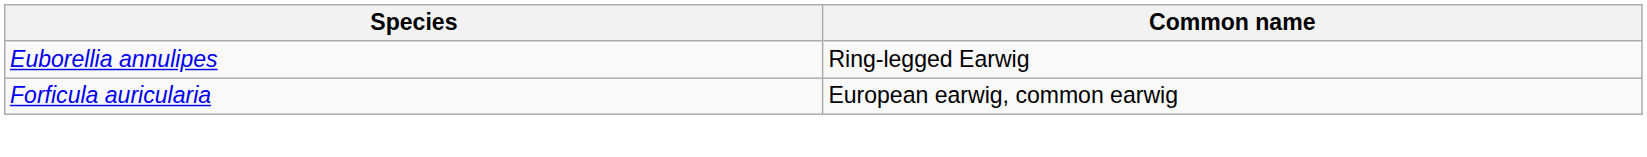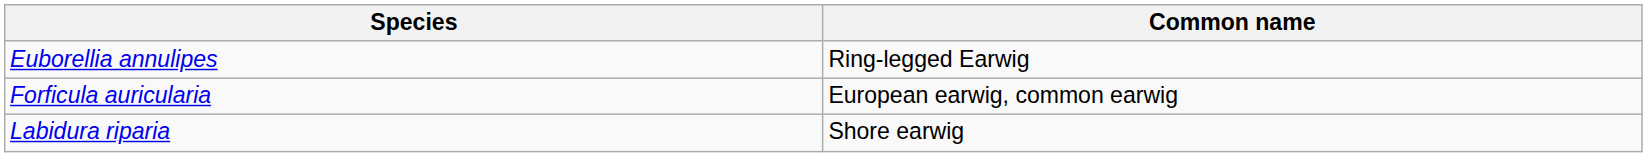+ row: (90, 132)
